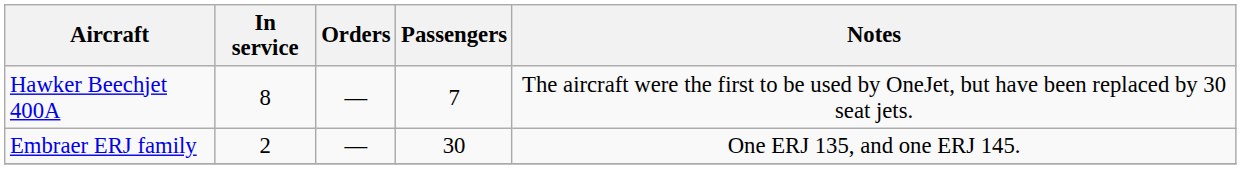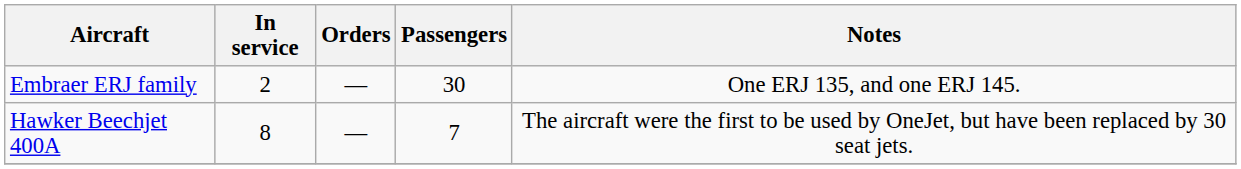rows swapped: (103, 145) <-> (88, 96)
